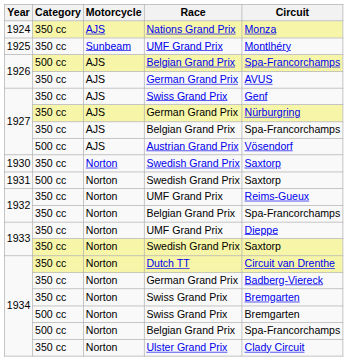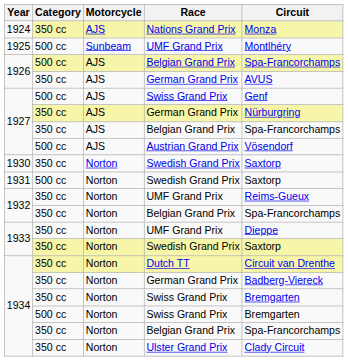(51, 46) 350 cc -> (51, 46) 500 cc
(51, 96) 350 cc -> (51, 96) 500 cc
(51, 331) 500 cc -> (51, 331) 350 cc
